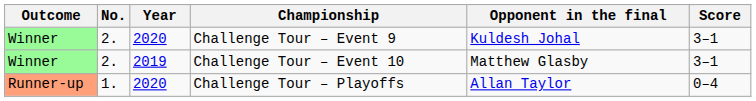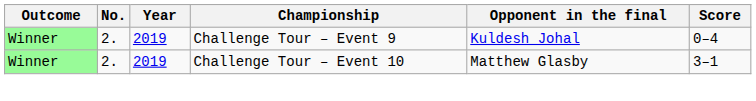(150, 39) 2020 -> (150, 39) 2019
(706, 39) 3–1 -> (706, 39) 0–4
- row: (299, 85)
